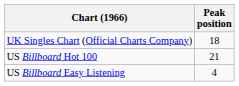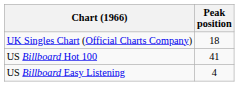(214, 56) 21 -> (214, 56) 41
